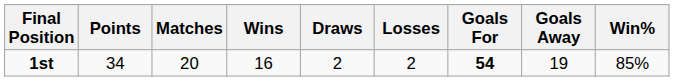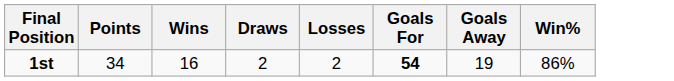- column: (189, 27)
(632, 63) 85% -> (558, 63) 86%
